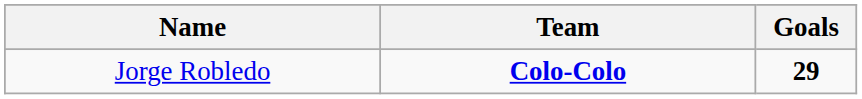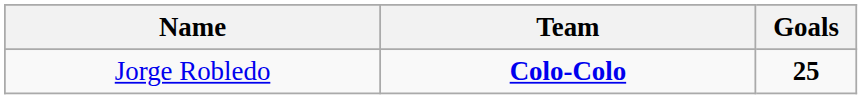(806, 71) 29 -> (806, 71) 25
